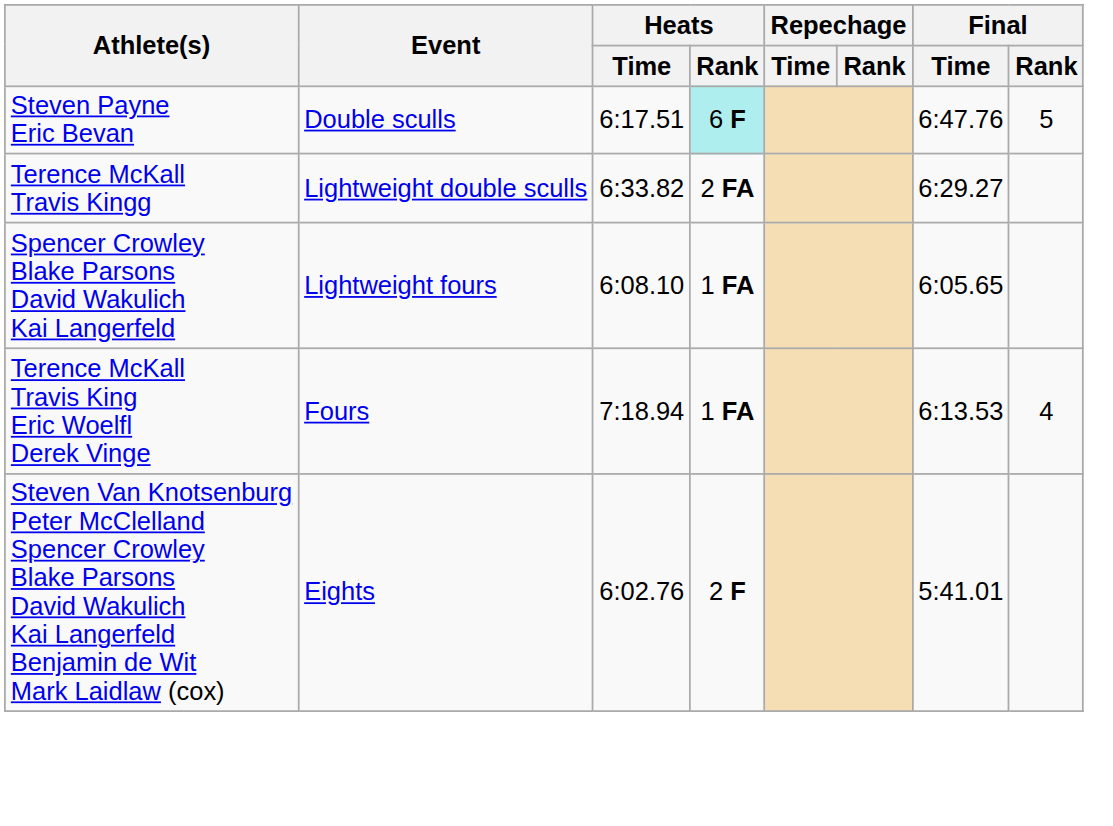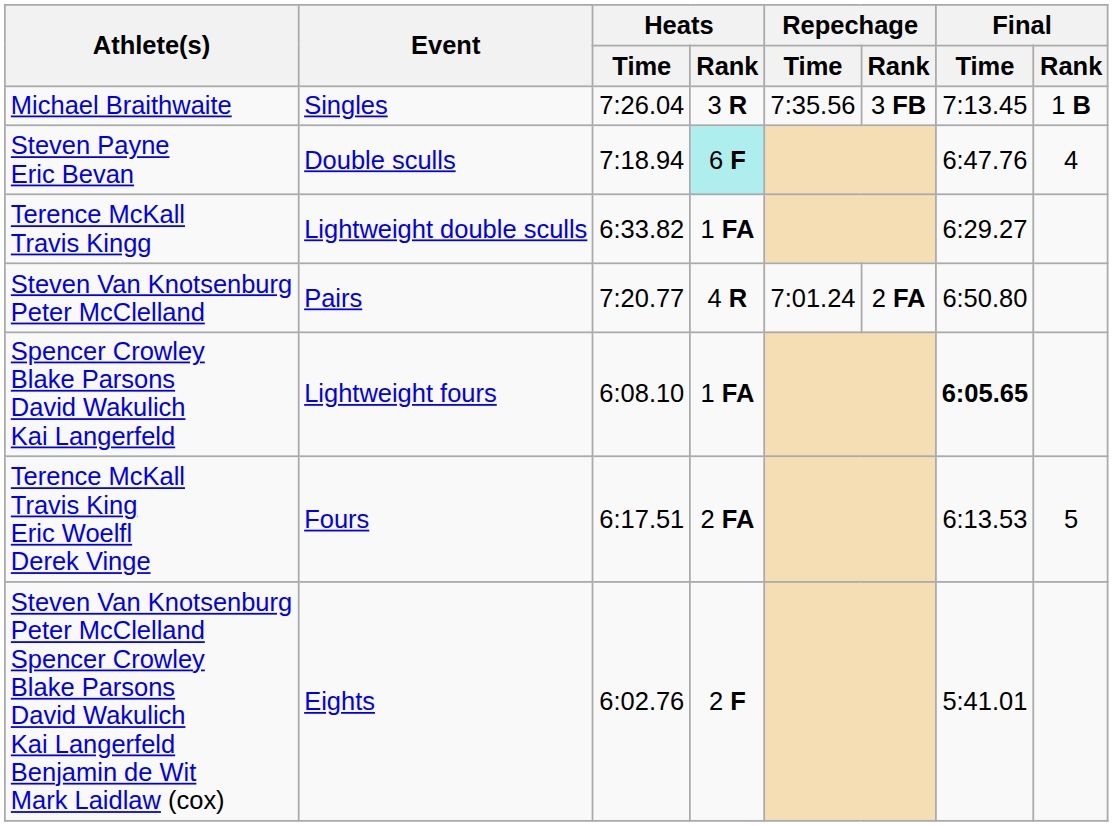+ row: (121, 106)
(642, 120) 6:17.51 -> (642, 160) 7:18.94
(1046, 120) 5 -> (1071, 160) 4
(727, 189) 2 FA -> (727, 229) 1 FA
+ row: (152, 298)
(961, 286) normal -> (985, 394) bold
(642, 411) 7:18.94 -> (642, 520) 6:17.51
(727, 411) 1 FA -> (727, 520) 2 FA
(1046, 411) 4 -> (1071, 520) 5
